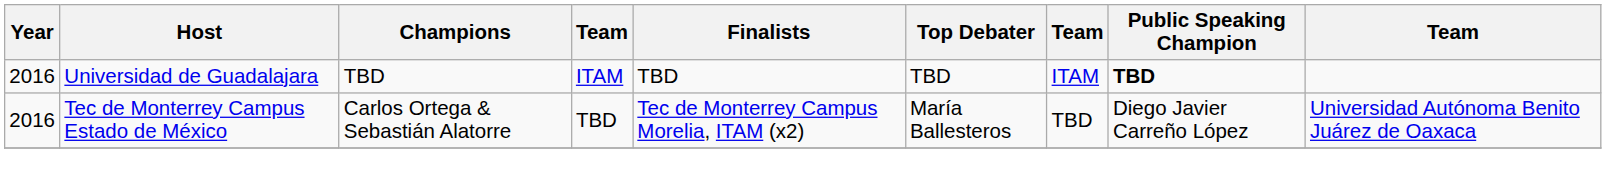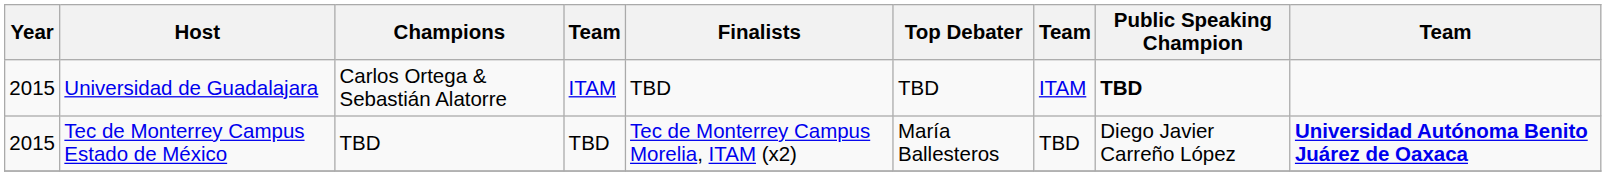(32, 76) 2016 -> (32, 87) 2015
(364, 76) TBD -> (423, 87) Carlos Ortega & Sebastián Alatorre
(32, 120) 2016 -> (32, 143) 2015
(428, 120) Carlos Ortega & Sebastián Alatorre -> (360, 143) TBD
(1445, 120) normal -> (1441, 143) bold
